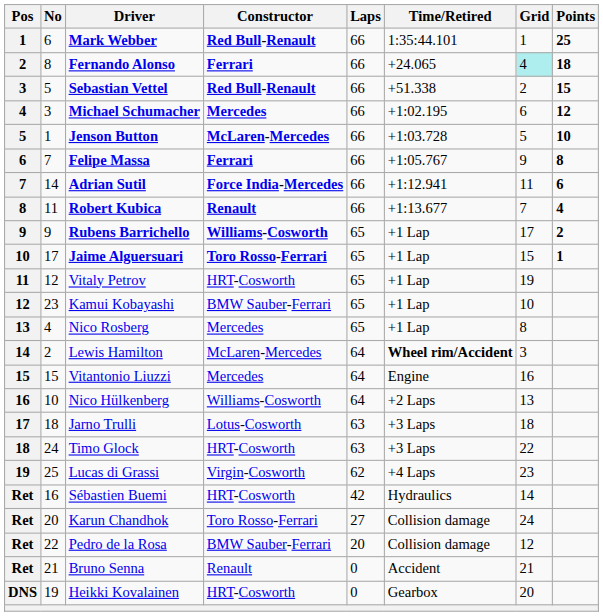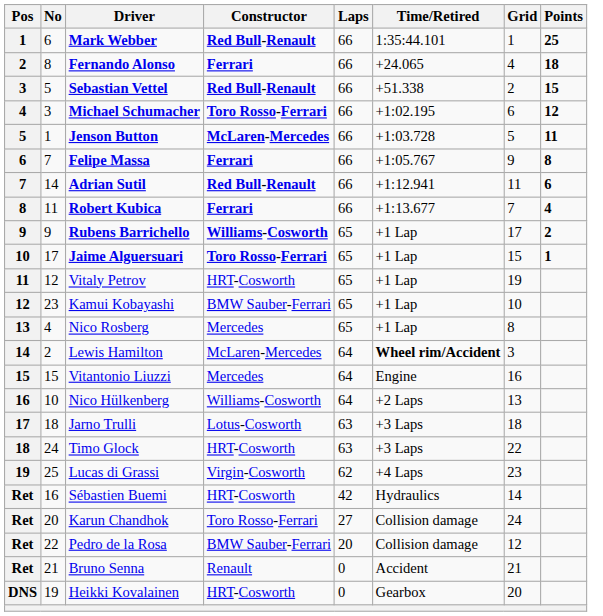(523, 64) paleturquoise background -> (511, 64) no background
(237, 112) Mercedes -> (267, 112) Toro Rosso-Ferrari
(564, 136) 10 -> (551, 136) 11
(275, 184) Force India-Mercedes -> (261, 184) Red Bull-Renault
(231, 208) Renault -> (230, 208) Ferrari
